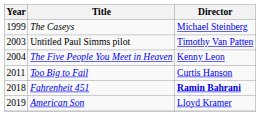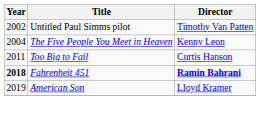- row: (52, 27)
(16, 42) 2003 -> (16, 27) 2002
(16, 88) normal -> (16, 73) bold
